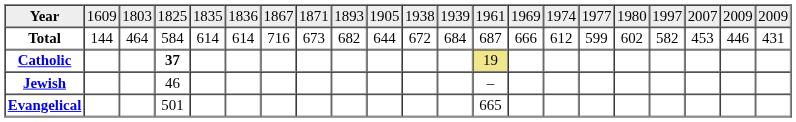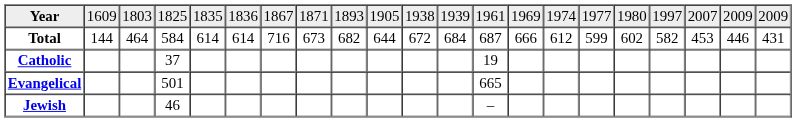(172, 60) bold -> (172, 60) normal
(490, 60) khaki background -> (490, 60) no background
rows swapped: (45, 105) <-> (45, 83)
